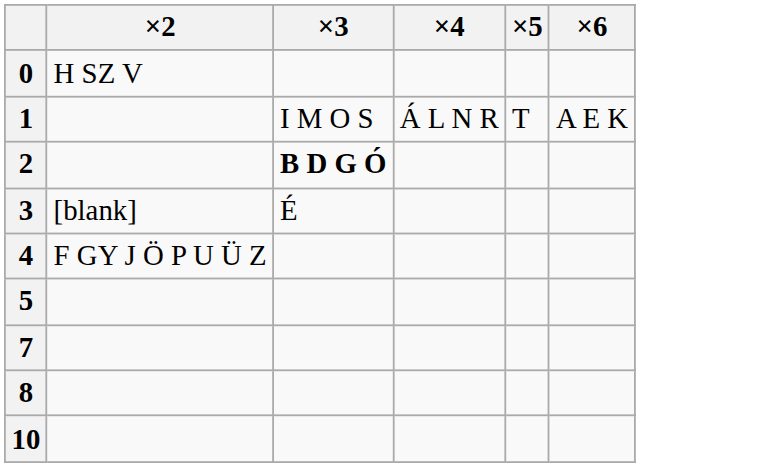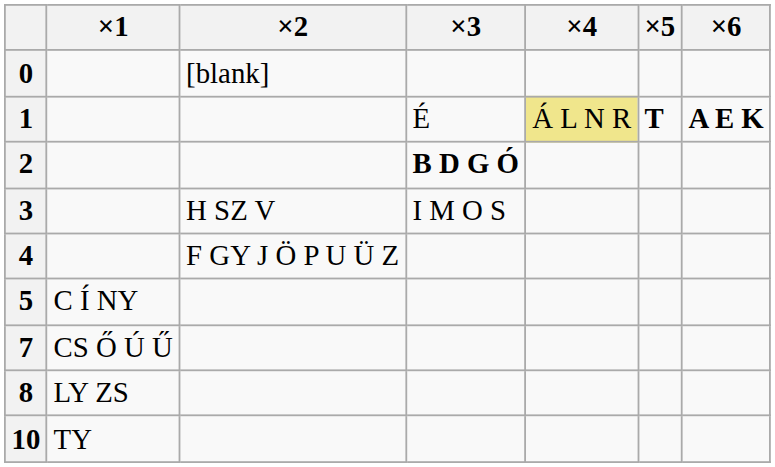+ column: (113, 27)
(98, 73) H SZ V -> (228, 73) [blank]
(327, 118) I M O S -> (421, 118) É
(449, 118) no background -> (582, 118) khaki background
(521, 118) normal -> (654, 118) bold
(592, 118) normal -> (726, 118) bold
(95, 210) [blank] -> (231, 210) H SZ V
(289, 210) É -> (459, 210) I M O S
